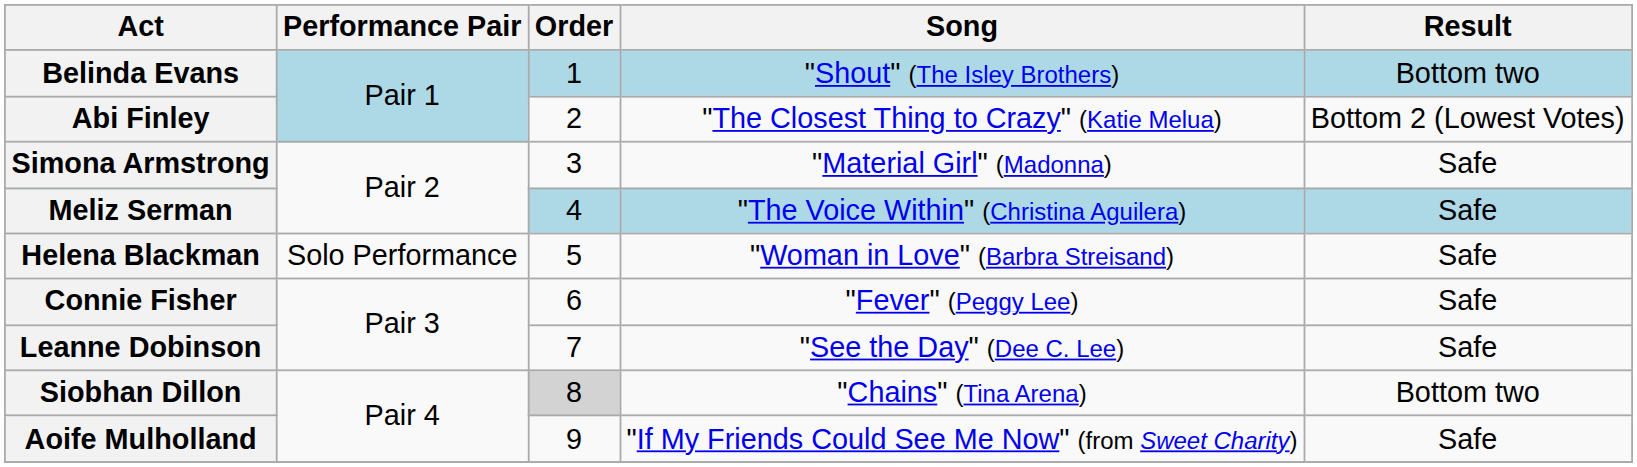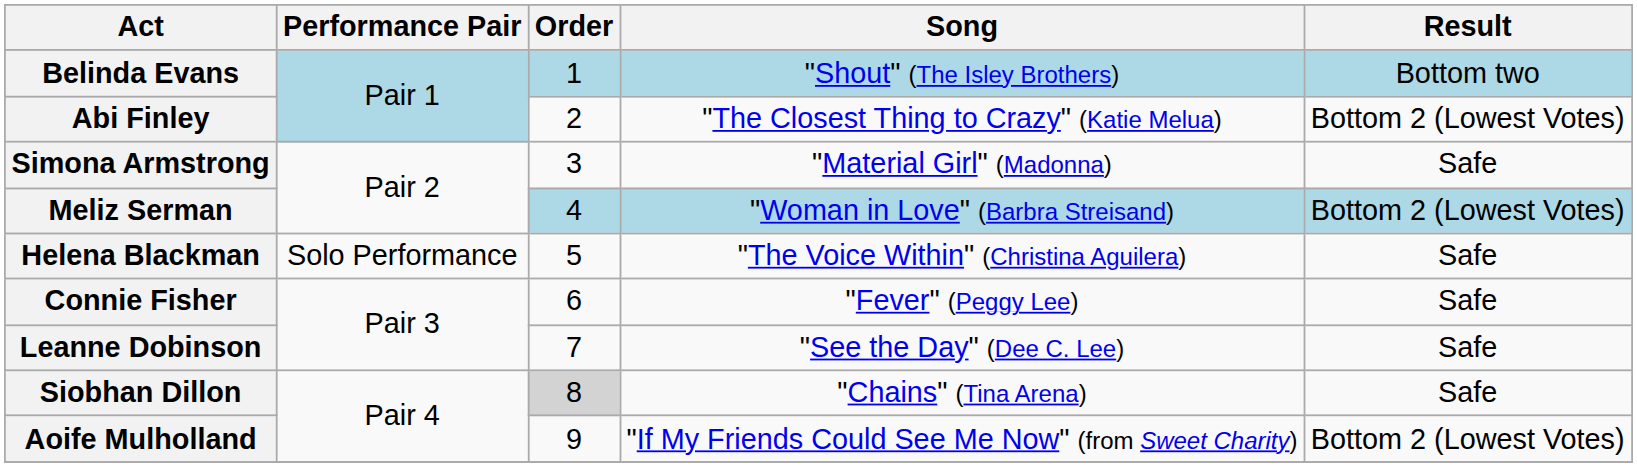(962, 210) "The Voice Within" (Christina Aguilera) -> (962, 210) "Woman in Love" (Barbra Streisand)
(1468, 210) Safe -> (1468, 210) Bottom 2 (Lowest Votes)
(962, 255) "Woman in Love" (Barbra Streisand) -> (962, 255) "The Voice Within" (Christina Aguilera)
(1468, 392) Bottom two -> (1468, 392) Safe
(1468, 438) Safe -> (1468, 438) Bottom 2 (Lowest Votes)
